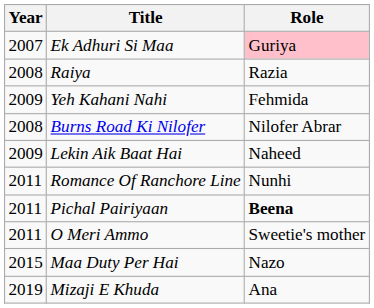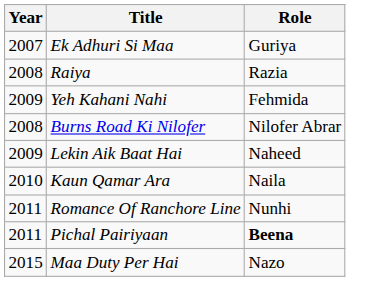(272, 45) pink background -> (272, 45) no background
+ row: (110, 180)
- row: (99, 235)
- row: (105, 289)
